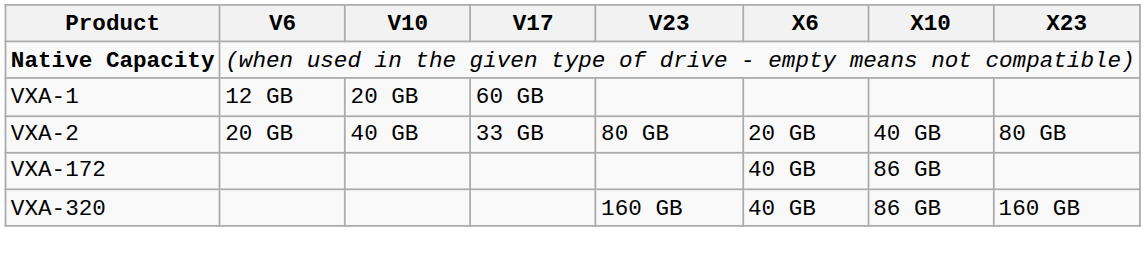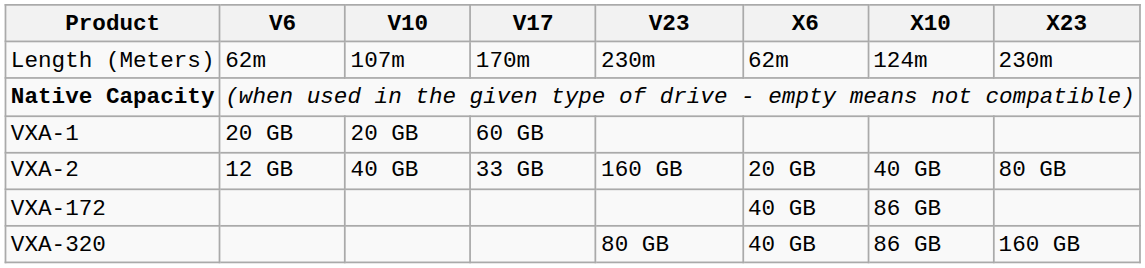+ row: (113, 60)
(259, 97) 12 GB -> (259, 134) 20 GB
(259, 134) 20 GB -> (259, 171) 12 GB
(635, 134) 80 GB -> (642, 171) 160 GB
(642, 208) 160 GB -> (635, 245) 80 GB
